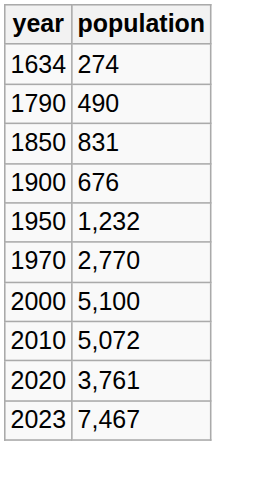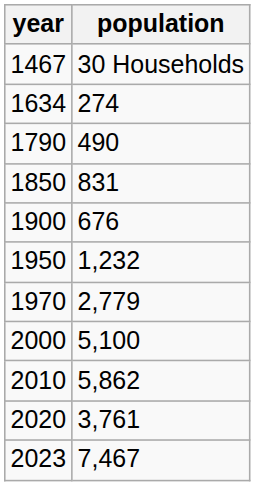+ row: (38, 63)
(109, 261) 2,770 -> (109, 301) 2,779
(109, 340) 5,072 -> (109, 380) 5,862
